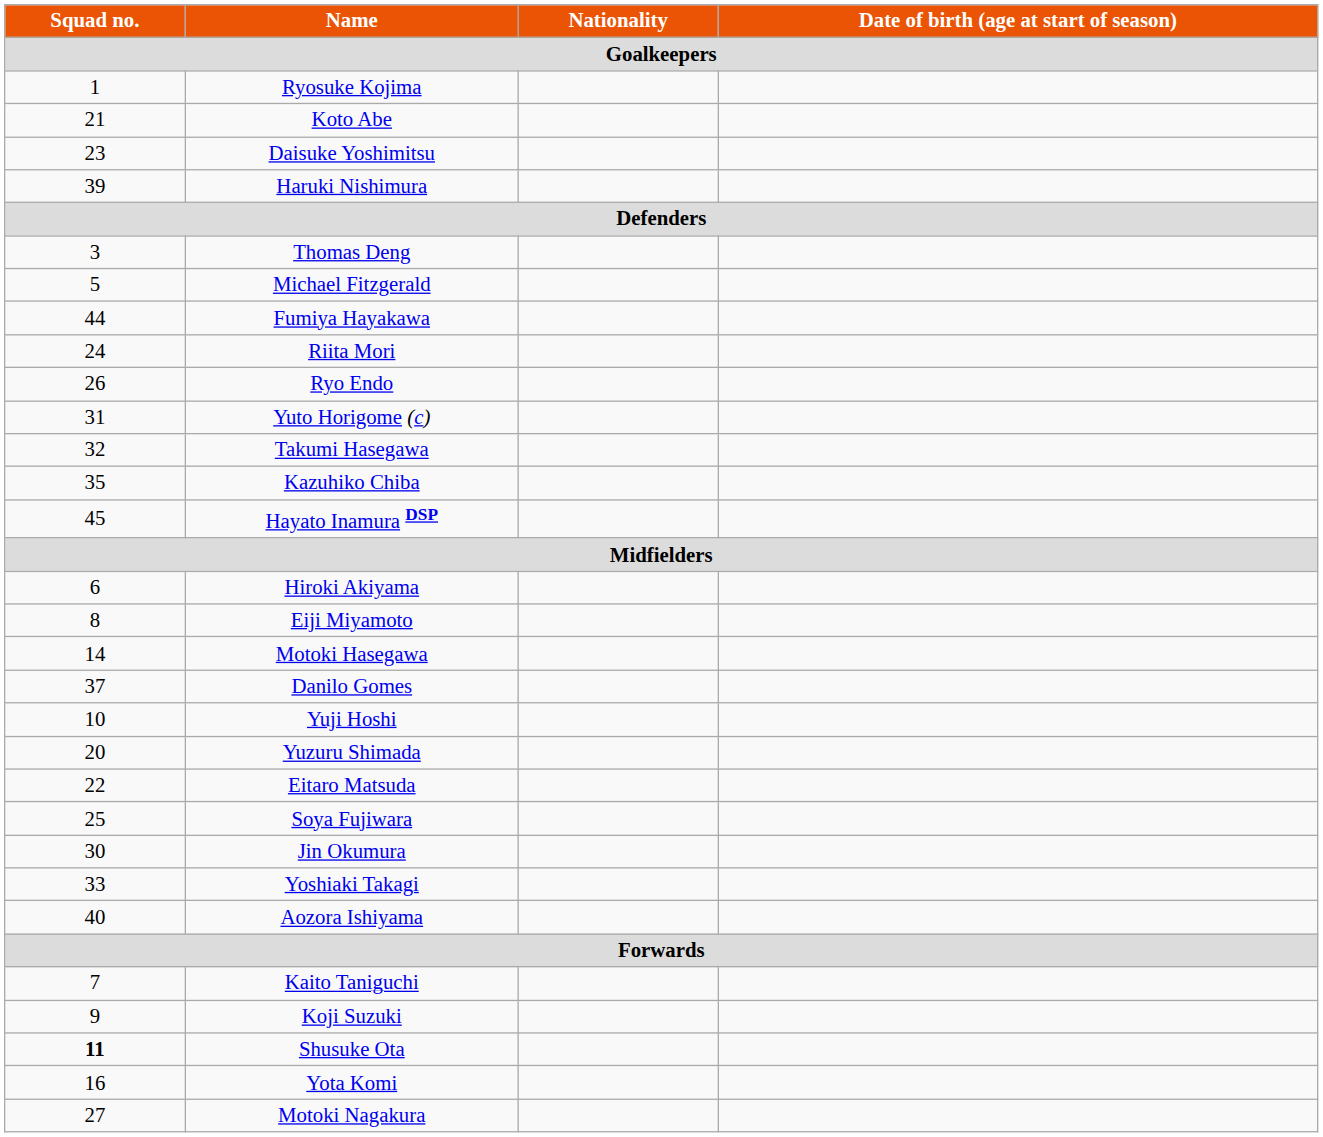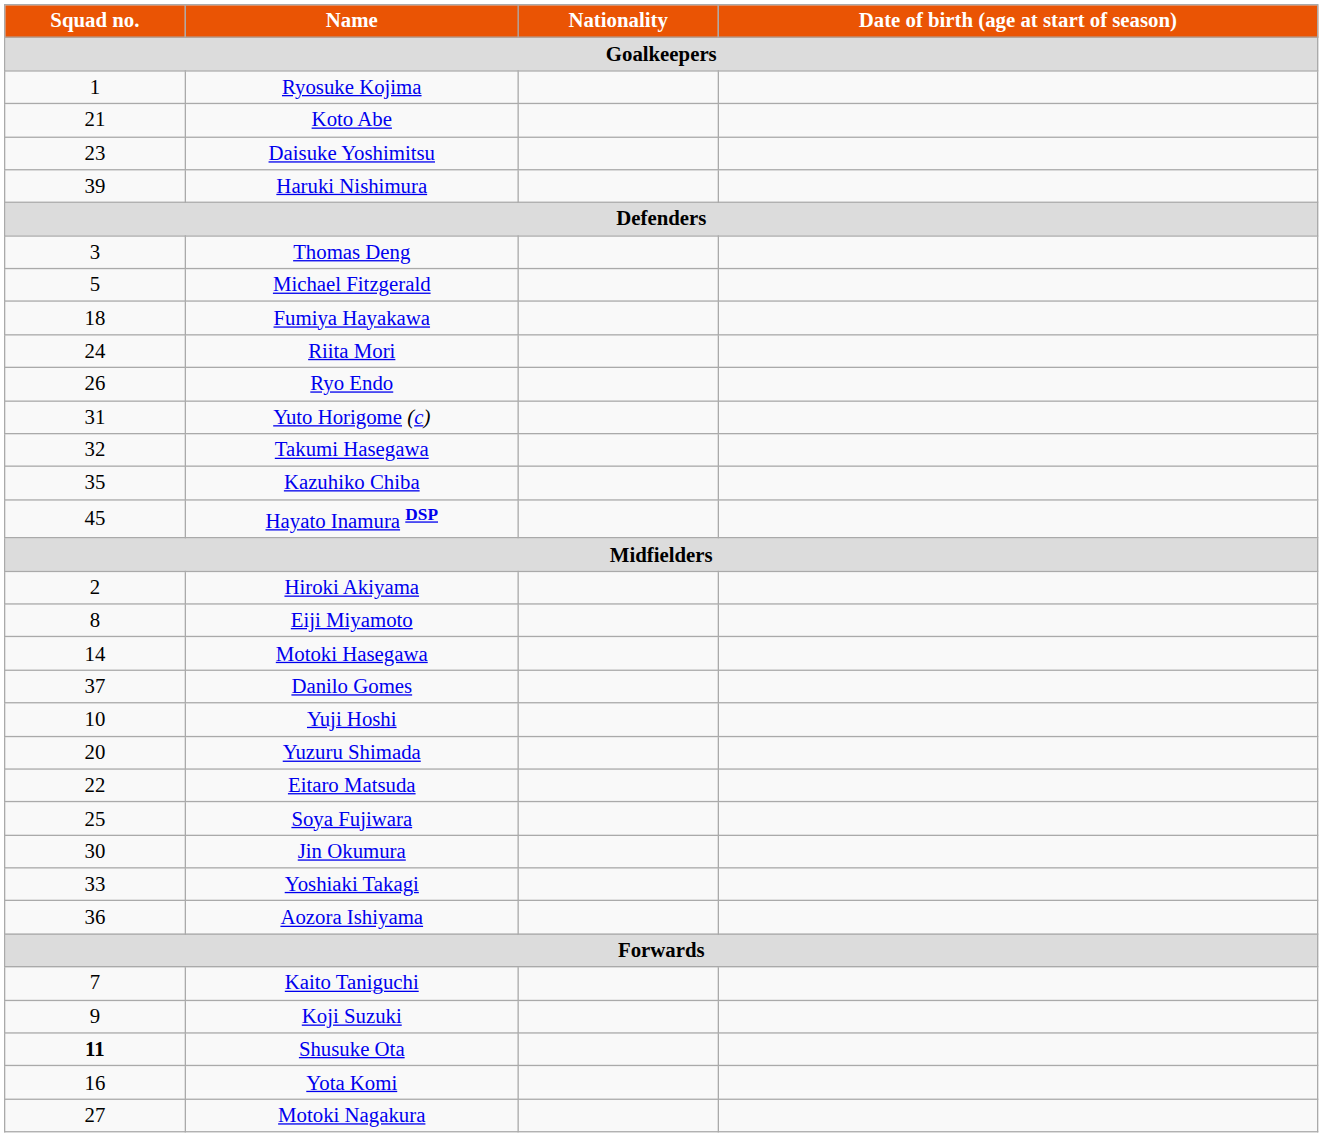(95, 317) 44 -> (95, 317) 18
(95, 587) 6 -> (95, 587) 2
(95, 917) 40 -> (95, 917) 36
